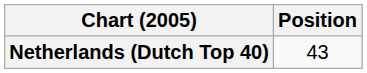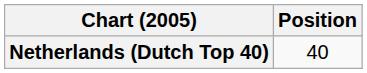(318, 52) 43 -> (318, 52) 40
